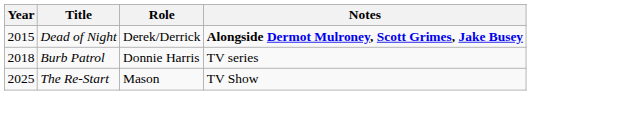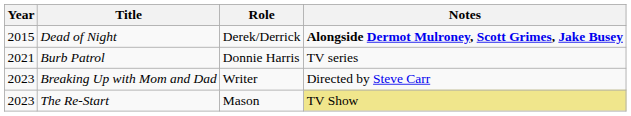(21, 57) 2018 -> (21, 57) 2021
+ row: (129, 79)
(21, 79) 2025 -> (21, 100) 2023
(233, 79) no background -> (332, 100) khaki background
